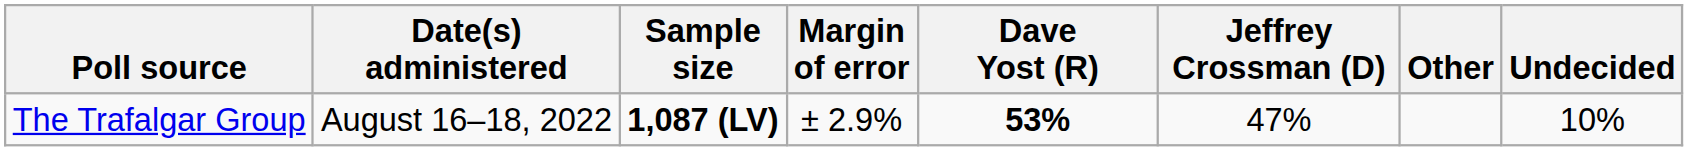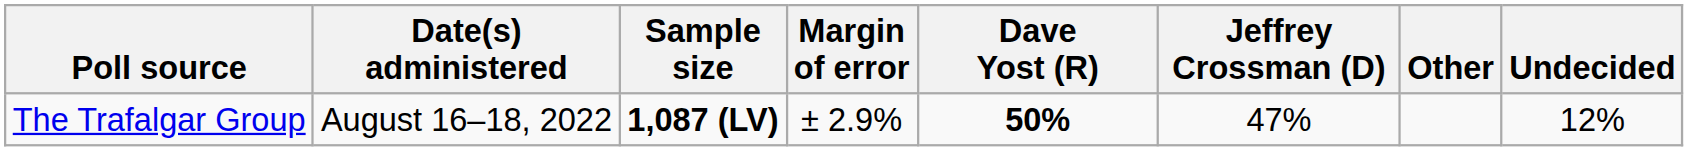(1038, 119) 53% -> (1038, 119) 50%
(1592, 119) 10% -> (1592, 119) 12%
